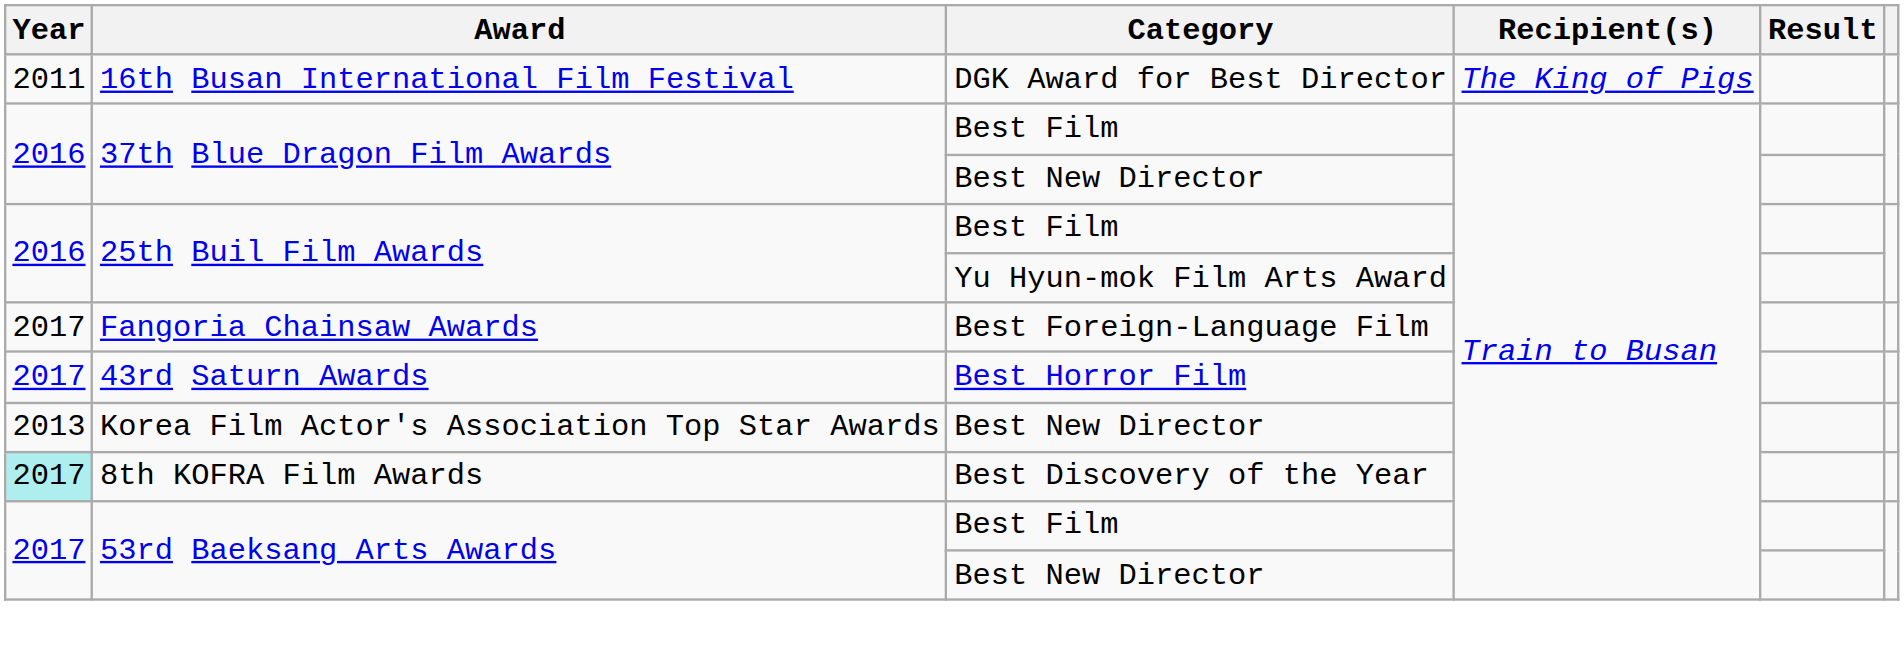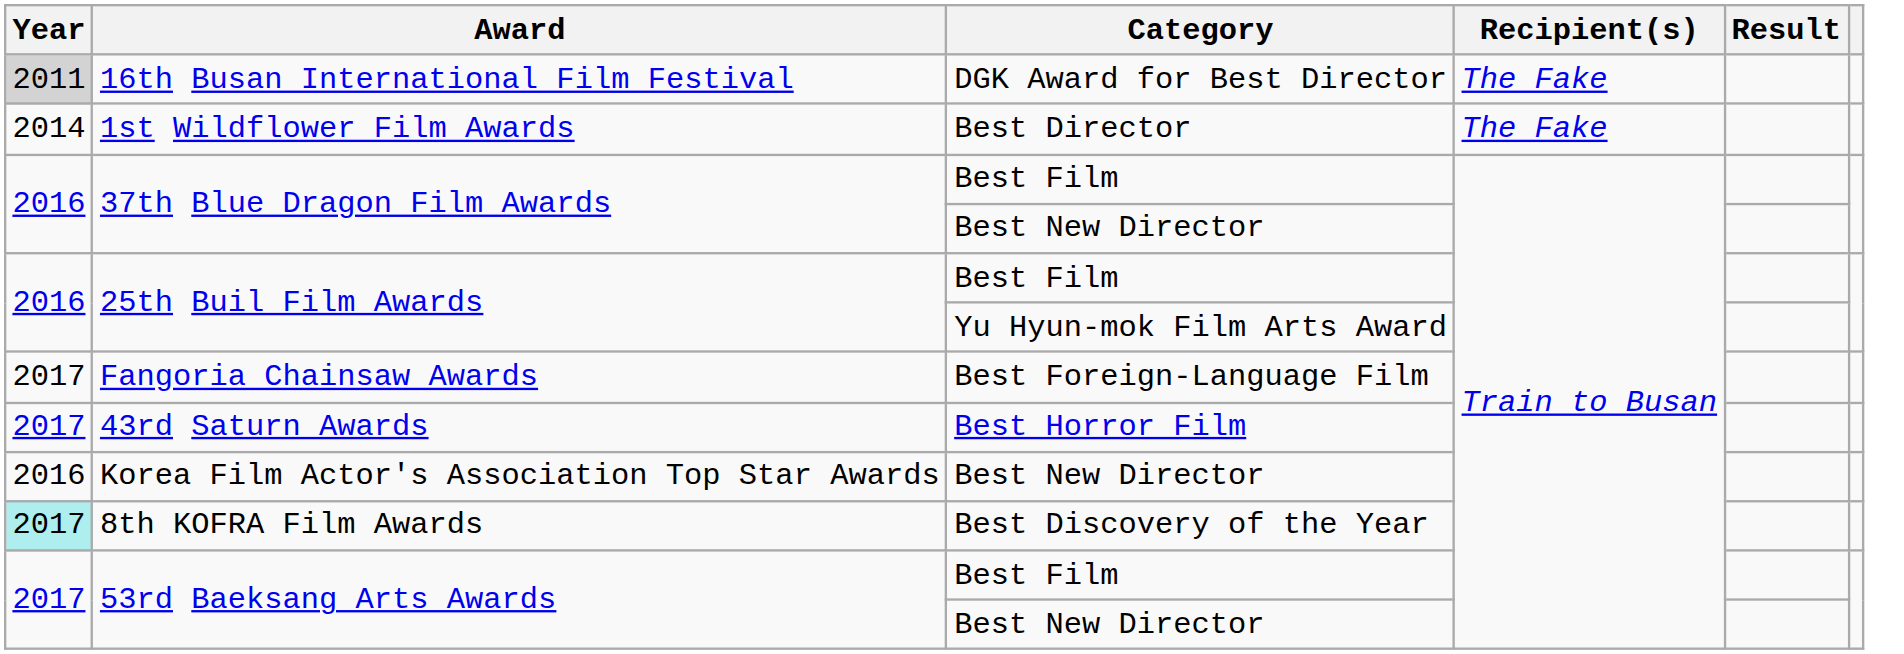(49, 80) no background -> (49, 80) lightgrey background
(1608, 80) The King of Pigs -> (1535, 80) The Fake
+ row: (337, 129)
(49, 427) 2013 -> (49, 476) 2016
